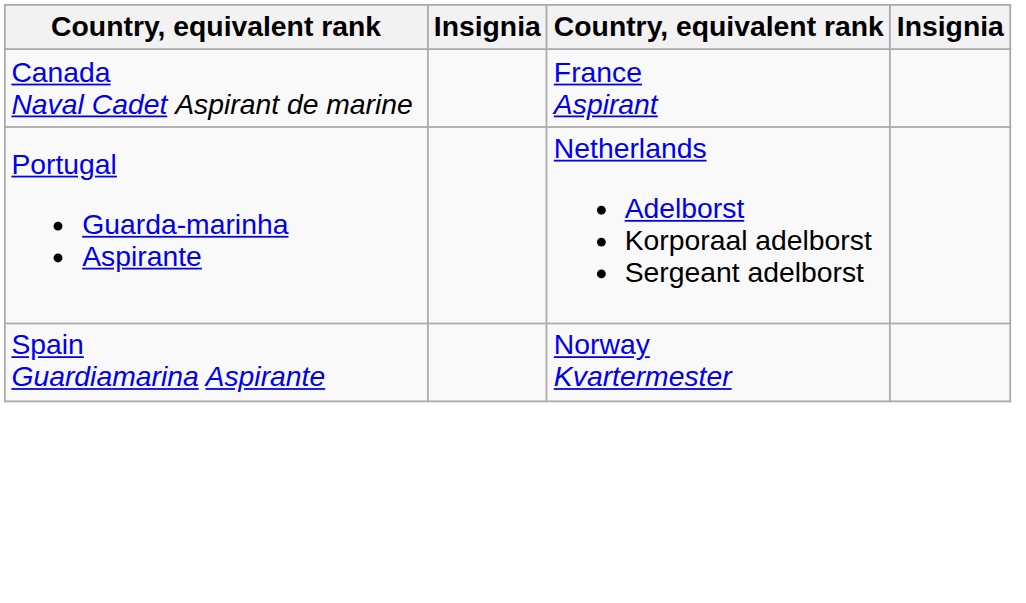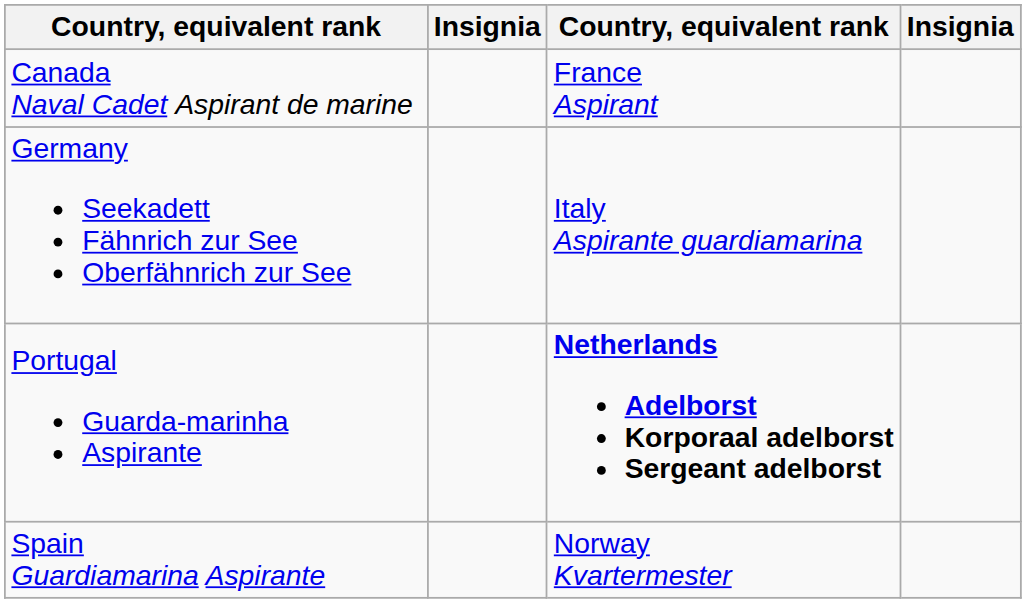+ row: (216, 211)
(719, 211) normal -> (724, 408) bold
